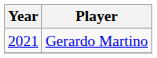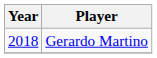(23, 40) 2021 -> (23, 40) 2018
